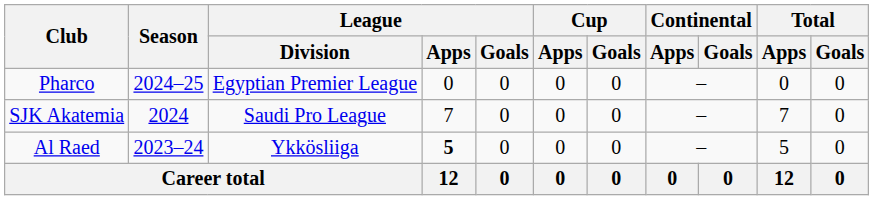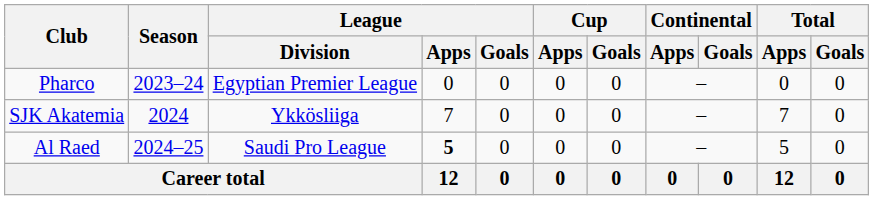(168, 83) 2024–25 -> (168, 83) 2023–24
(315, 115) Saudi Pro League -> (315, 115) Ykkösliiga
(168, 147) 2023–24 -> (168, 147) 2024–25
(315, 147) Ykkösliiga -> (315, 147) Saudi Pro League
